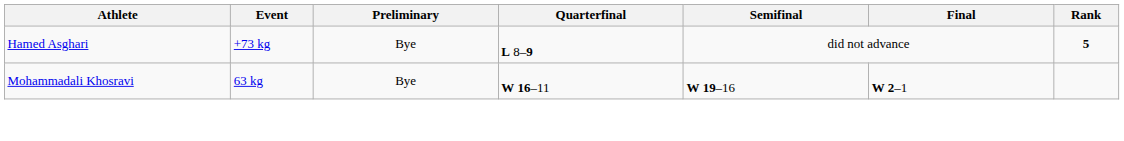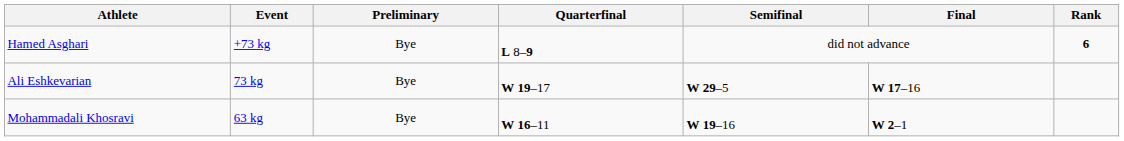(1086, 44) 5 -> (1086, 44) 6
+ row: (49, 81)
